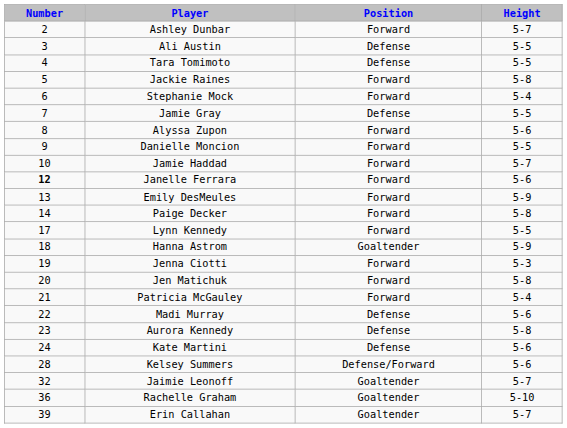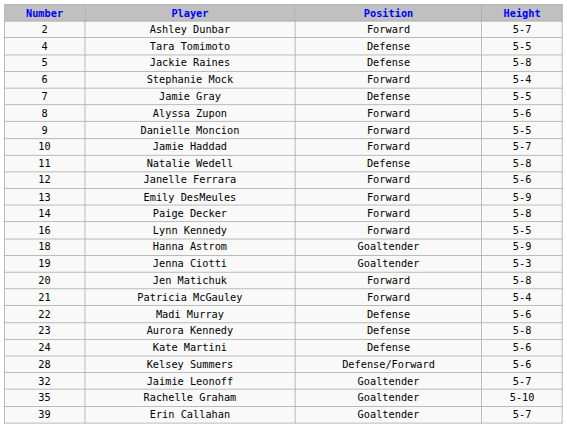- row: (190, 46)
(389, 80) Forward -> (389, 63) Defense
+ row: (190, 163)
(45, 180) bold -> (45, 180) normal
(45, 230) 17 -> (45, 230) 16
(389, 264) Forward -> (389, 264) Goaltender
(45, 398) 36 -> (45, 398) 35
